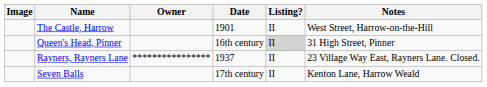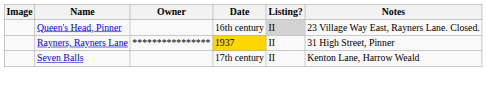- row: (75, 27)
(351, 43) 31 High Street, Pinner -> (393, 27) 23 Village Way East, Rayners Lane. Closed.
(225, 58) no background -> (225, 43) gold background
(393, 58) 23 Village Way East, Rayners Lane. Closed. -> (351, 43) 31 High Street, Pinner
